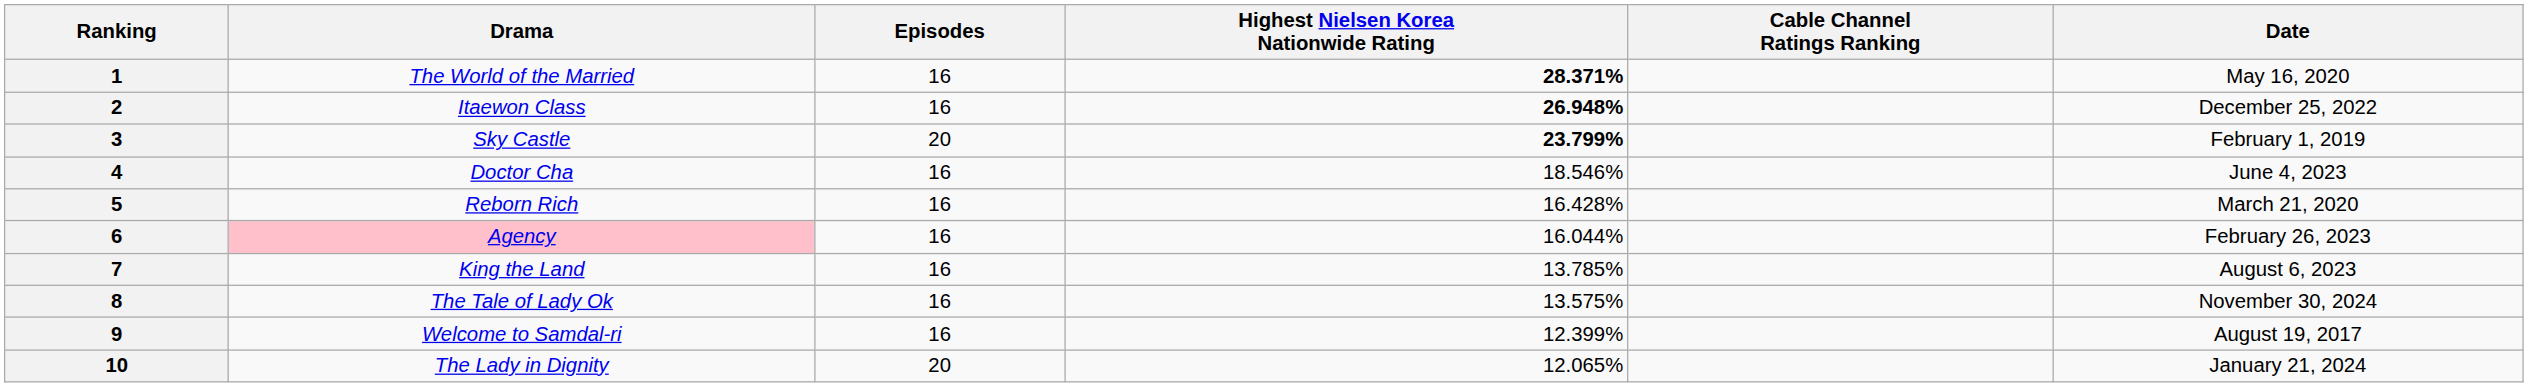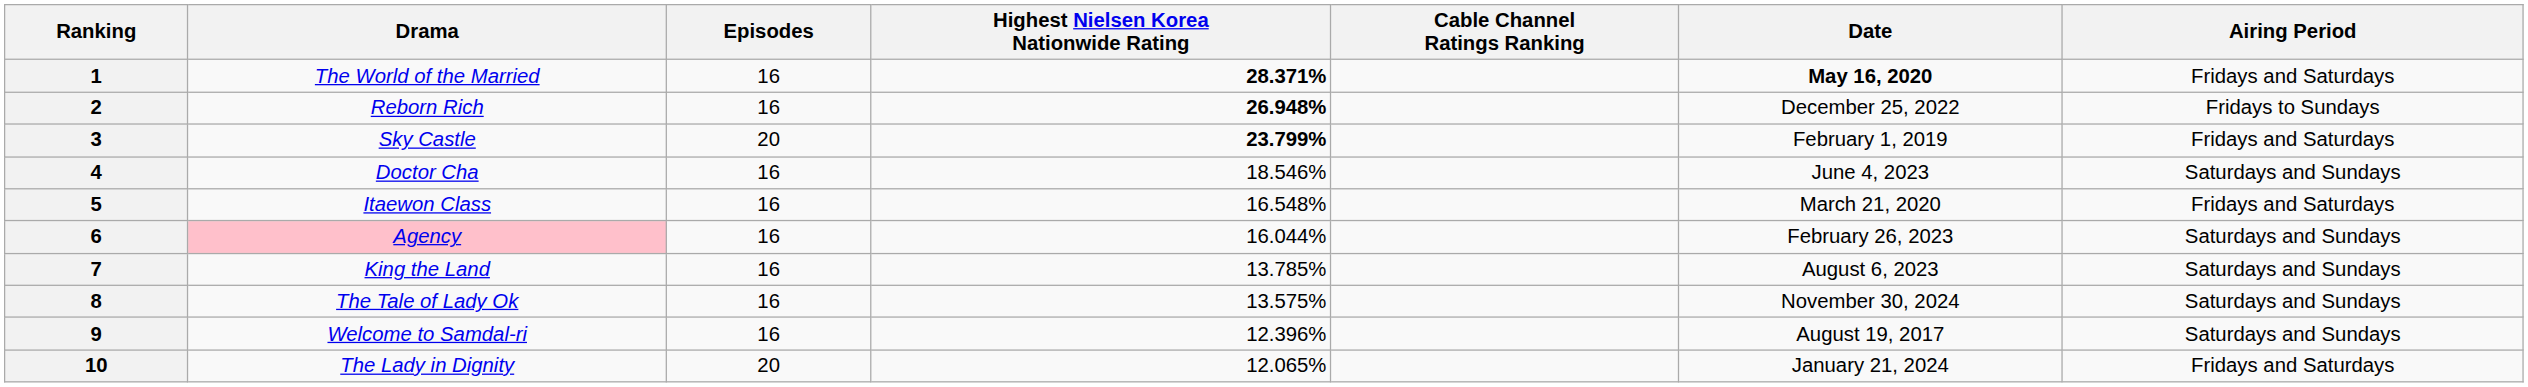+ column: (2293, 32)
(2288, 75) normal -> (1870, 75) bold
(522, 107) Itaewon Class -> (427, 107) Reborn Rich
(522, 204) Reborn Rich -> (427, 204) Itaewon Class
(1583, 204) 16.428% -> (1286, 204) 16.548%
(1583, 333) 12.399% -> (1286, 333) 12.396%
